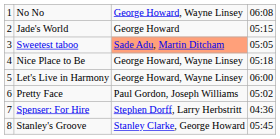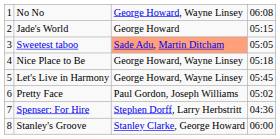(261, 77) 06:00 -> (261, 77) 05:45
(261, 126) 05:45 -> (261, 126) 06:00
